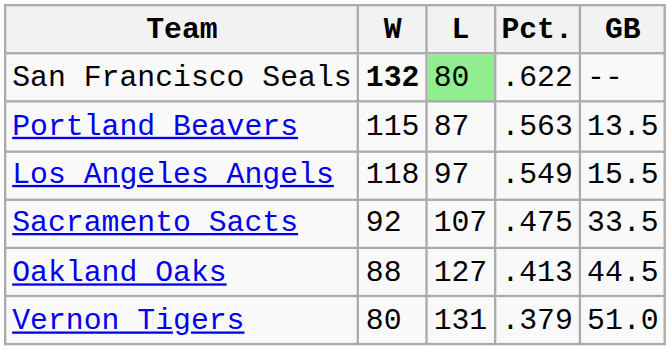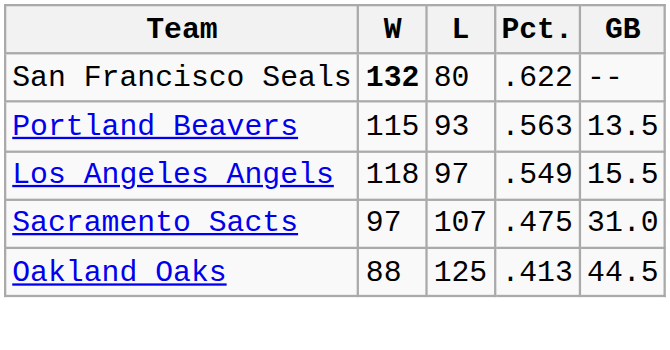(451, 78) lightgreen background -> (451, 78) no background
(451, 126) 87 -> (451, 126) 93
(384, 223) 92 -> (384, 223) 97
(623, 223) 33.5 -> (623, 223) 31.0
(460, 272) 127 -> (460, 272) 125
- row: (128, 321)
